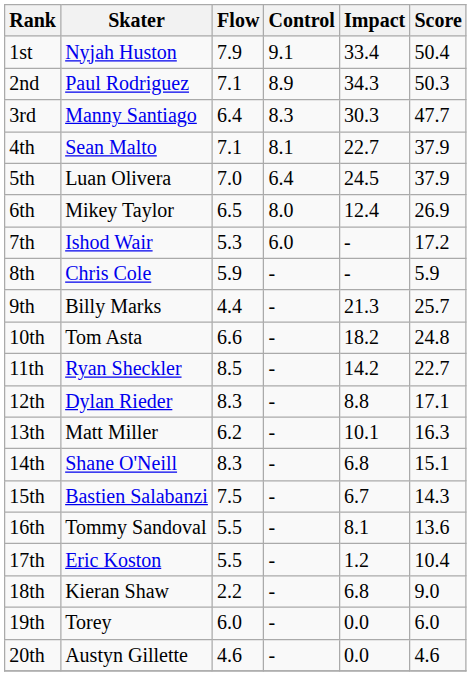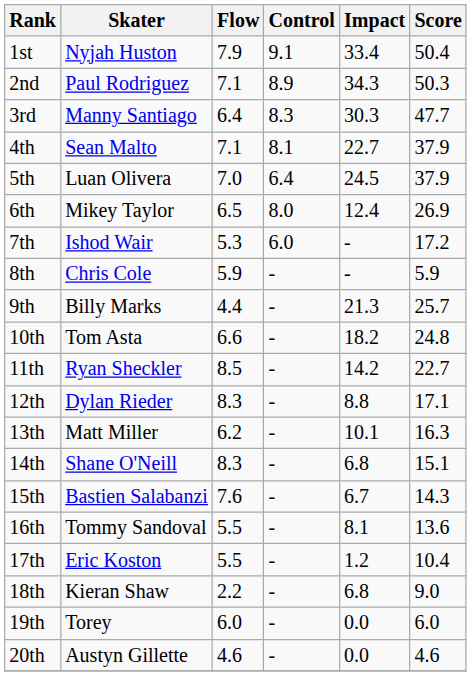(230, 496) 7.5 -> (230, 496) 7.6
